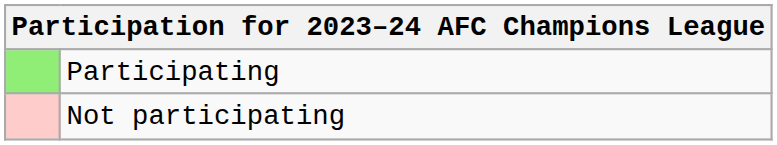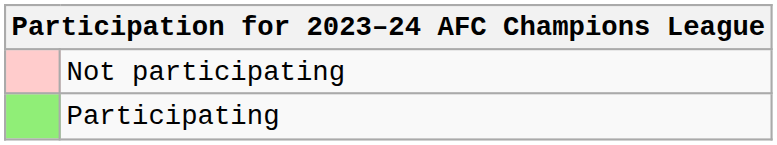rows swapped: (173, 72) <-> (206, 116)
